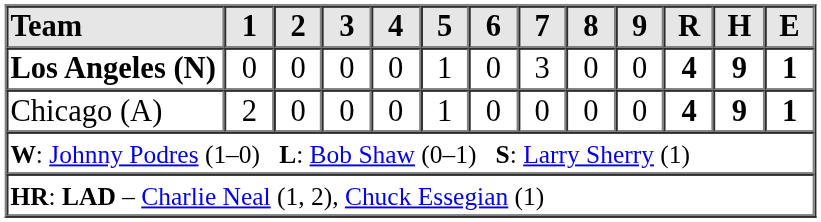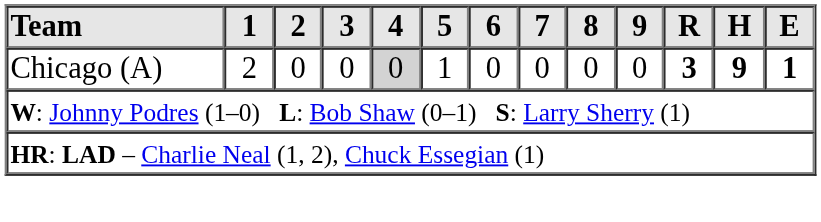- row: (113, 68)
(396, 110) no background -> (396, 68) lightgrey background
(689, 110) 4 -> (689, 68) 3
